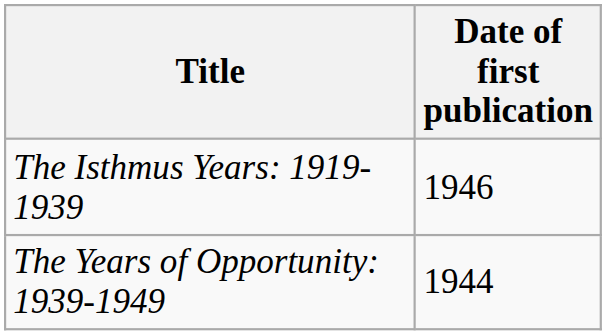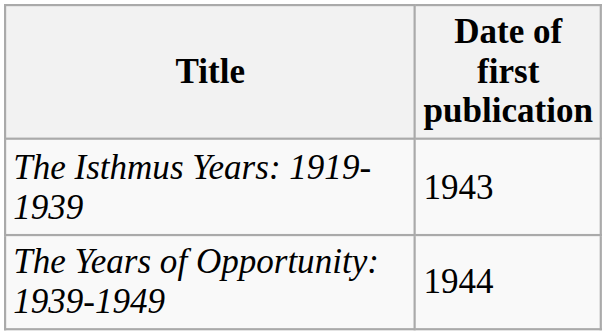(459, 186) 1946 -> (459, 186) 1943
